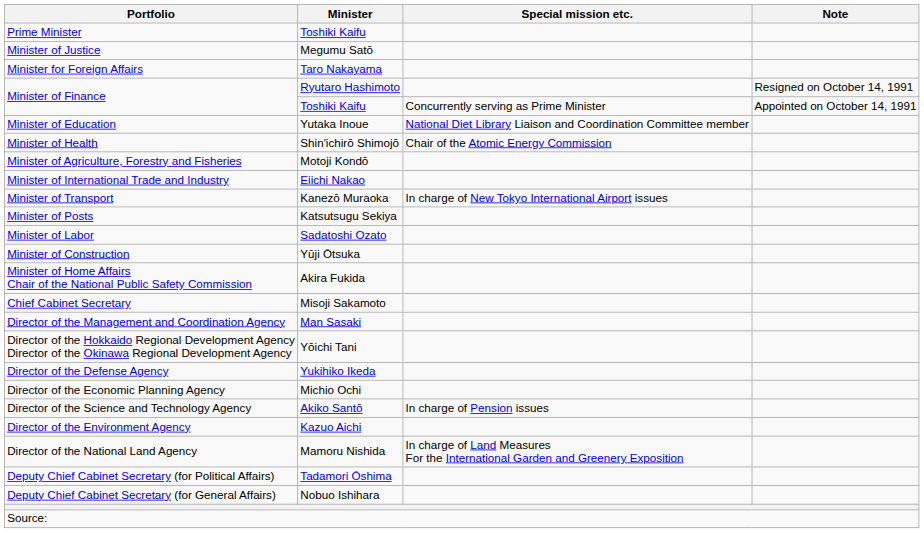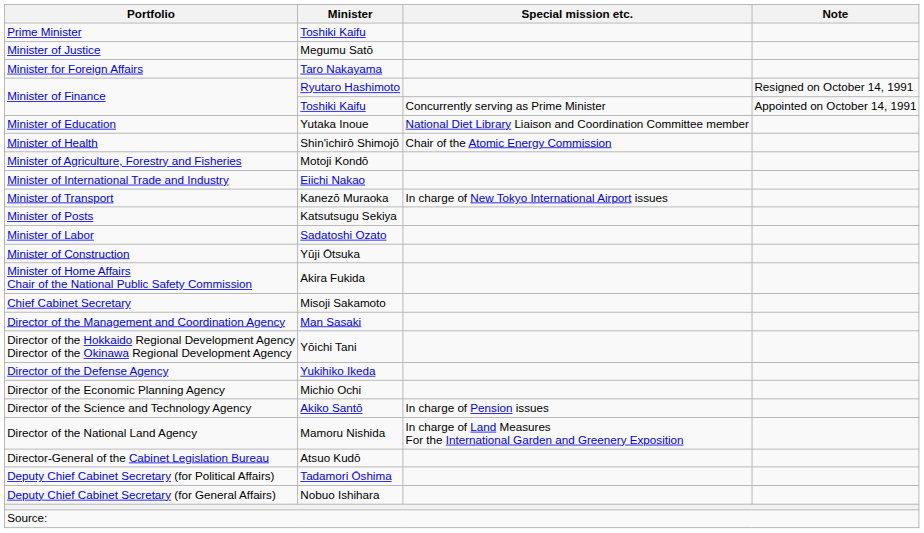- row: (99, 427)
+ row: (138, 458)
